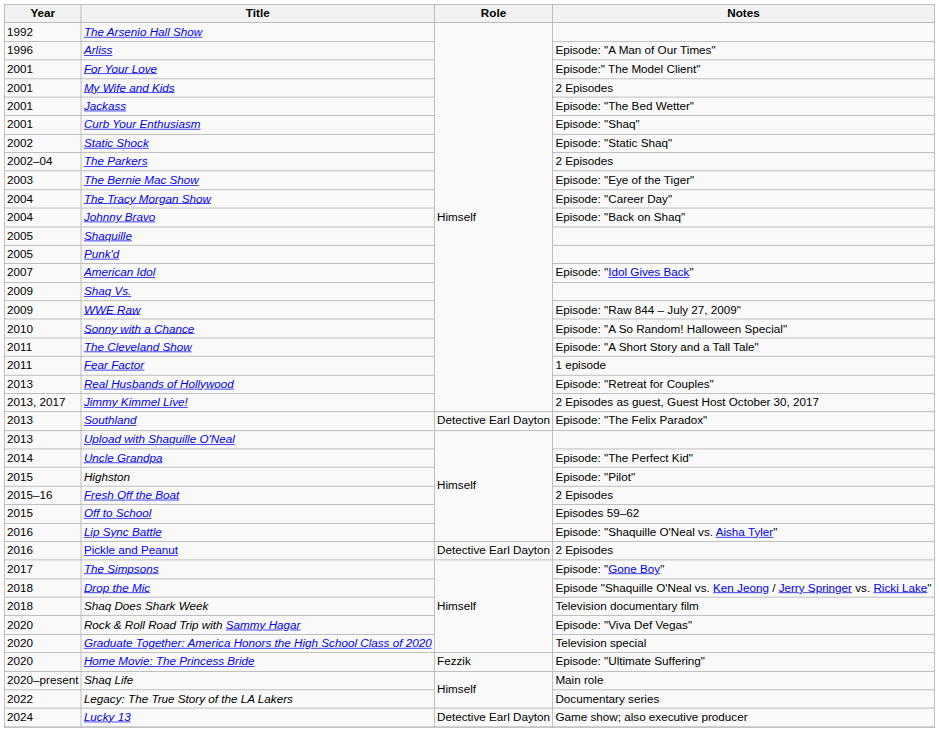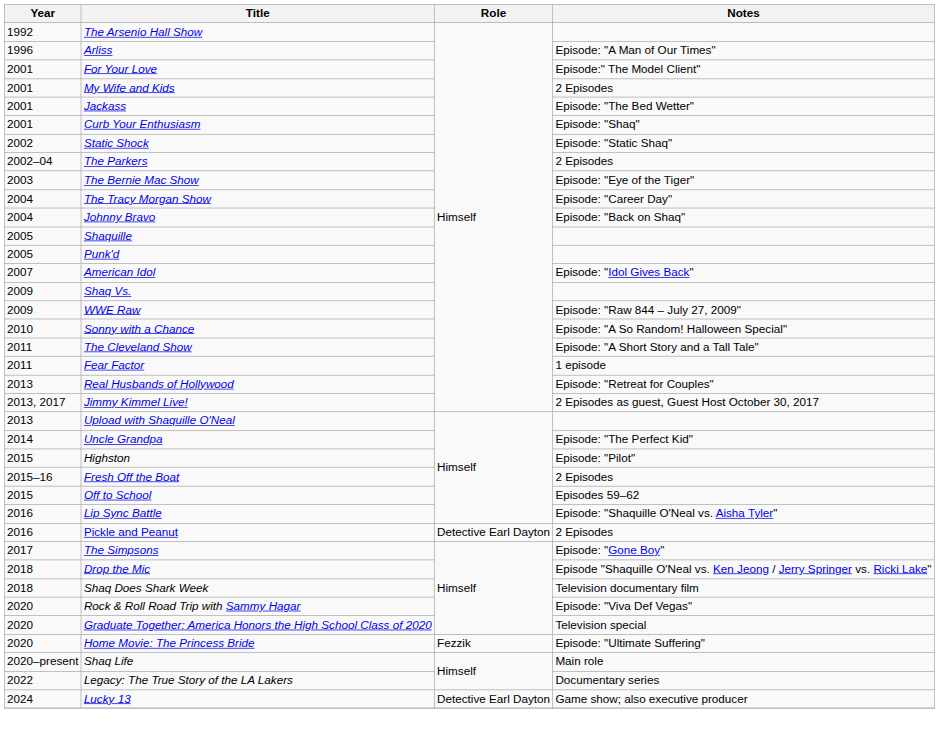- row: (110, 421)
